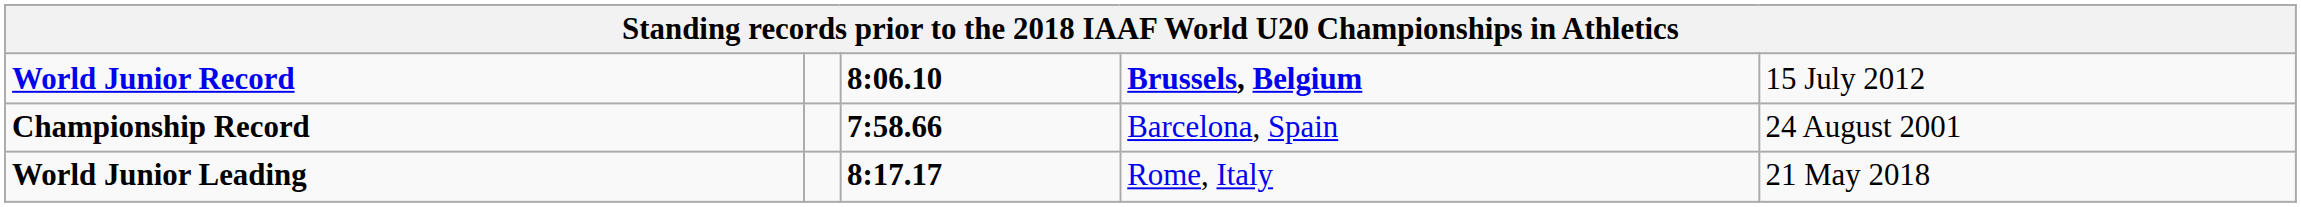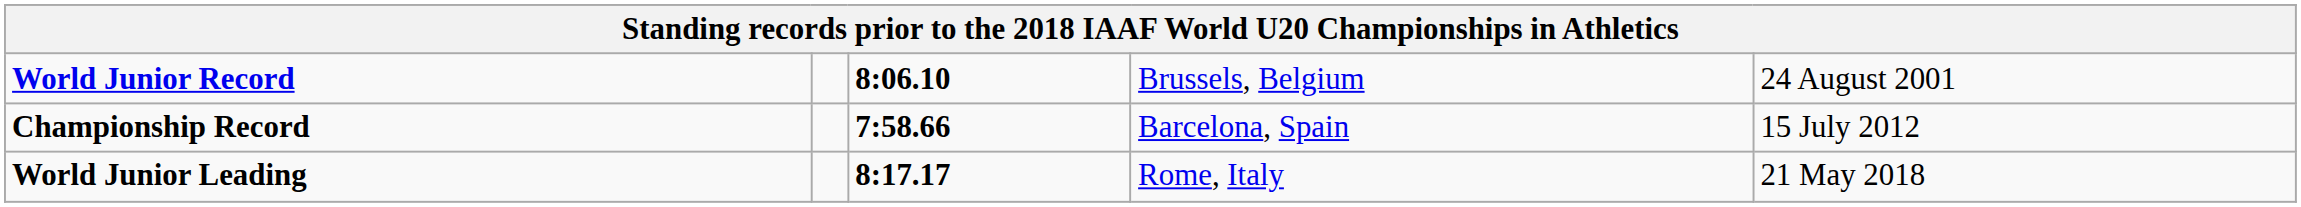(1245, 77) bold -> (1251, 77) normal
(1845, 77) 15 July 2012 -> (1858, 77) 24 August 2001
(1863, 126) 24 August 2001 -> (1840, 126) 15 July 2012
